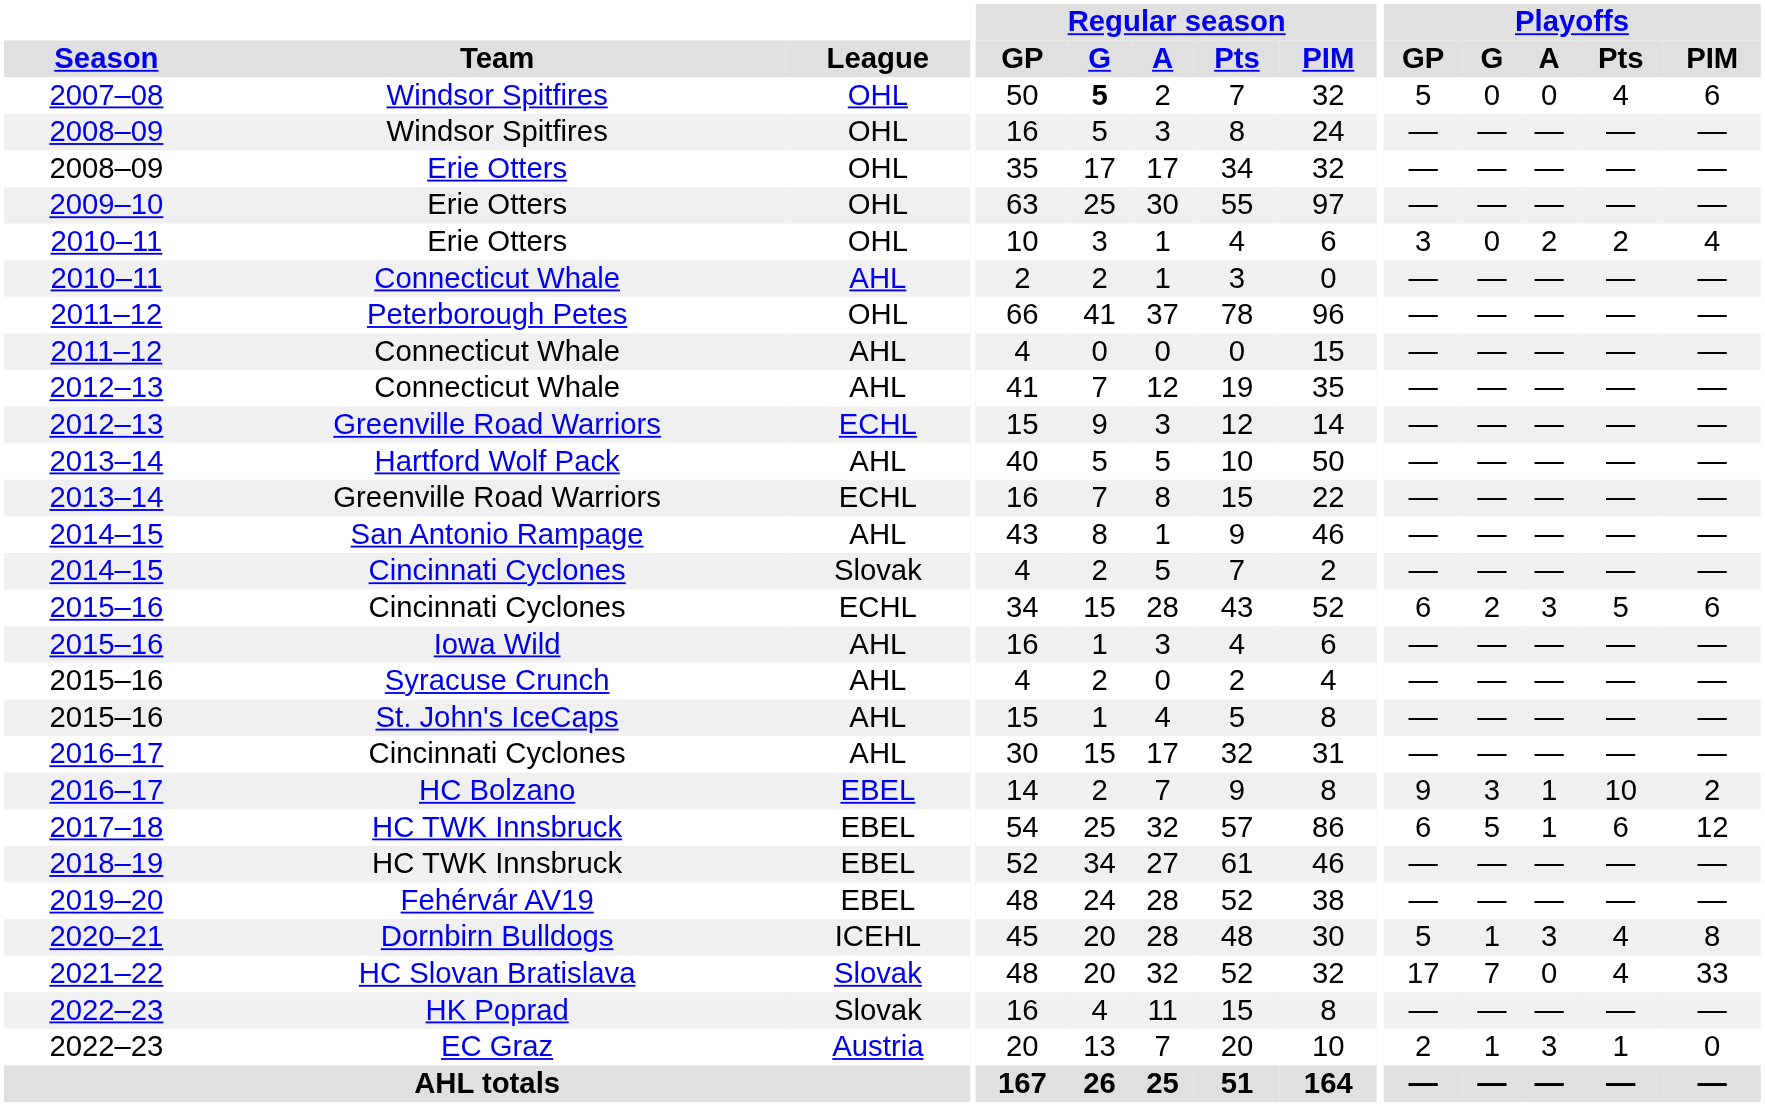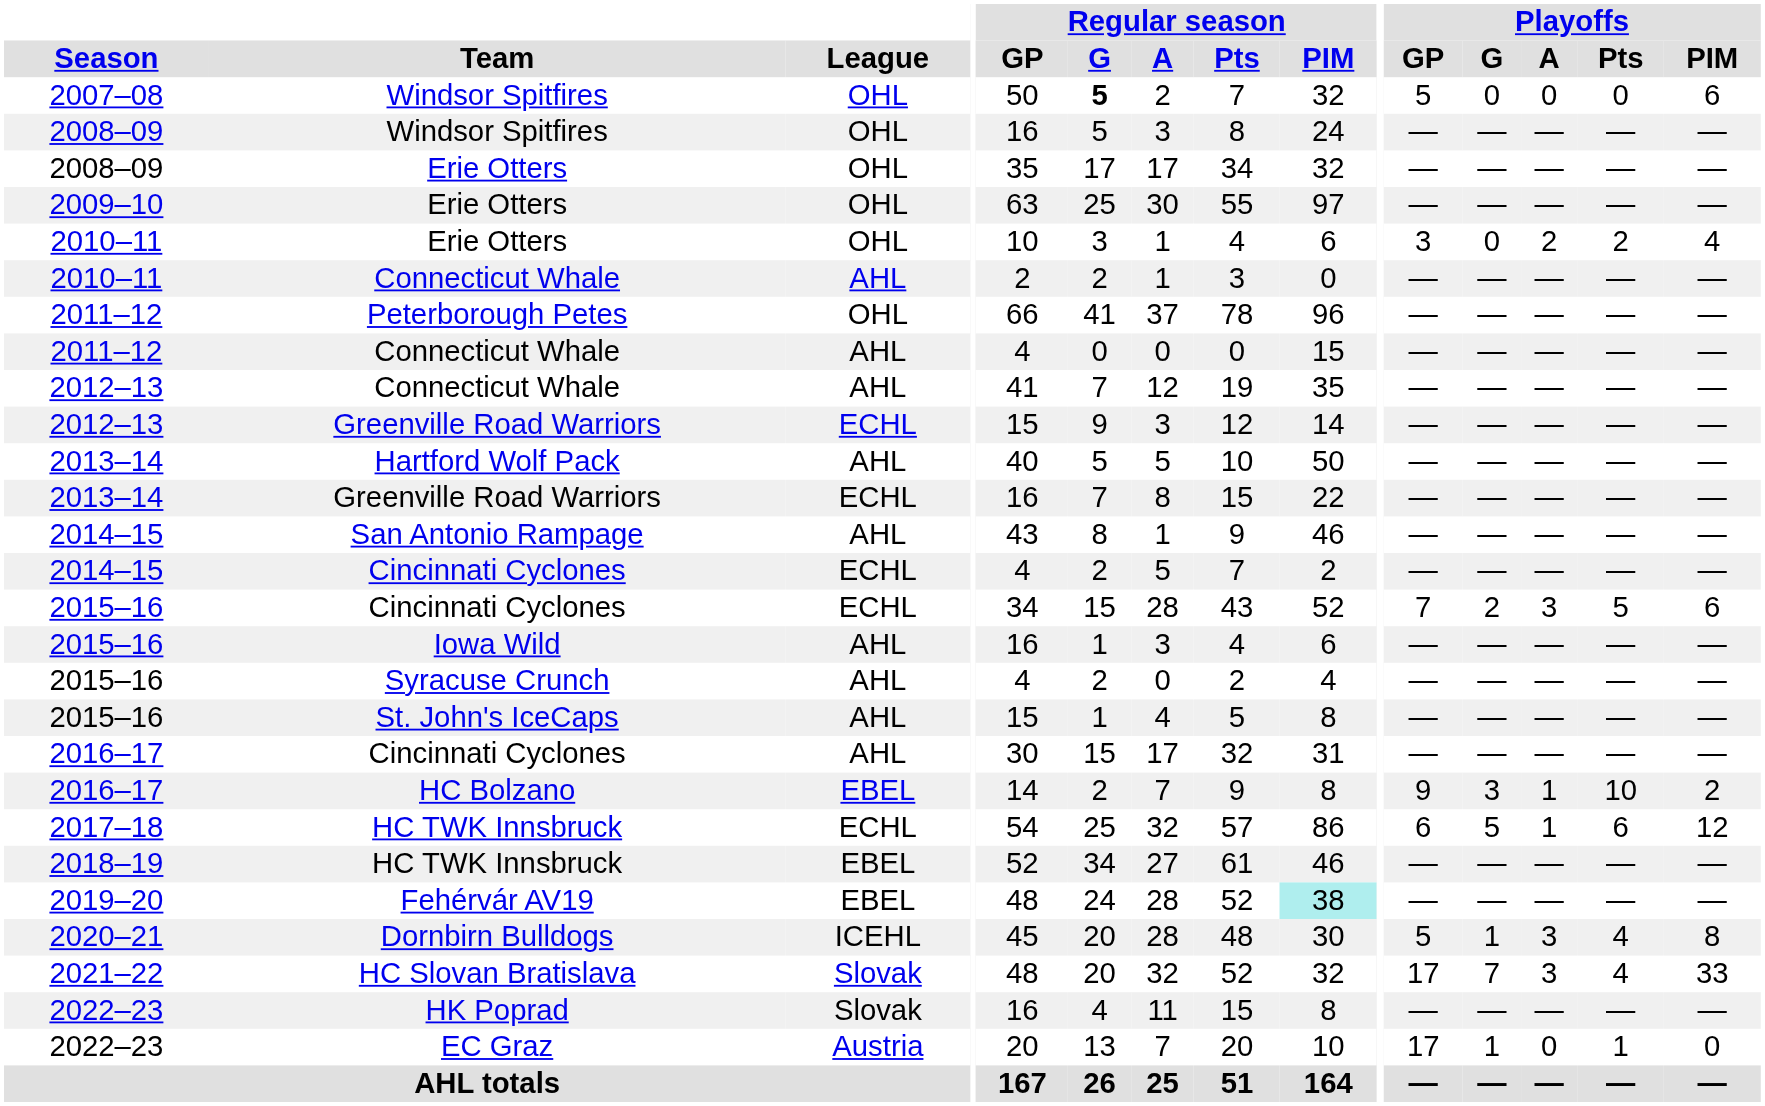(1621, 95) 4 -> (1621, 95) 0
(878, 570) Slovak -> (878, 570) ECHL
(1423, 607) 6 -> (1423, 607) 7
(878, 827) EBEL -> (878, 827) ECHL
(1328, 900) no background -> (1328, 900) paleturquoise background
(1549, 973) 0 -> (1549, 973) 3
(1423, 1046) 2 -> (1423, 1046) 17
(1549, 1046) 3 -> (1549, 1046) 0
